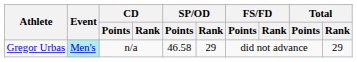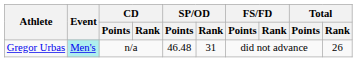(179, 48) 46.58 -> (179, 48) 46.48
(211, 48) 29 -> (211, 48) 31
(337, 48) 29 -> (337, 48) 26
